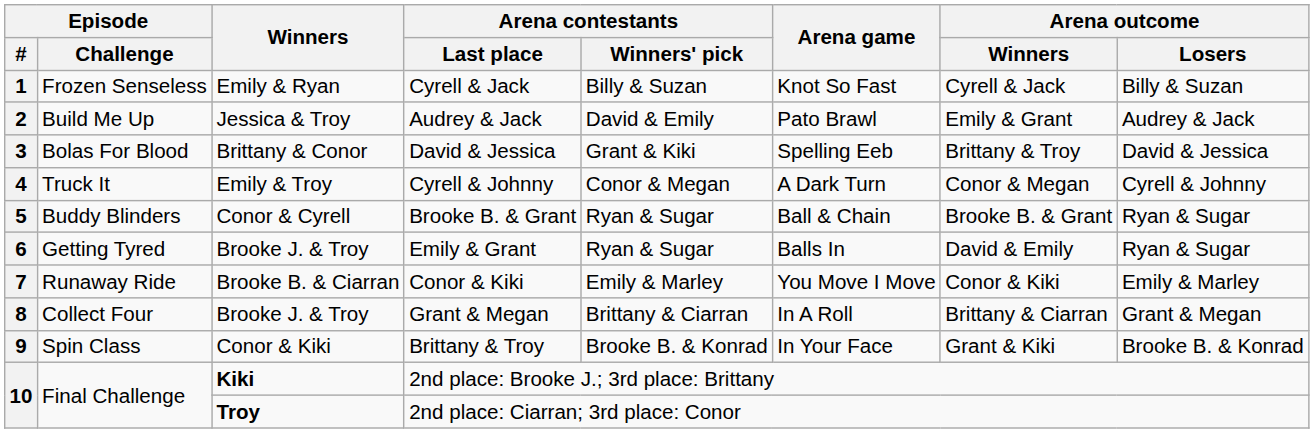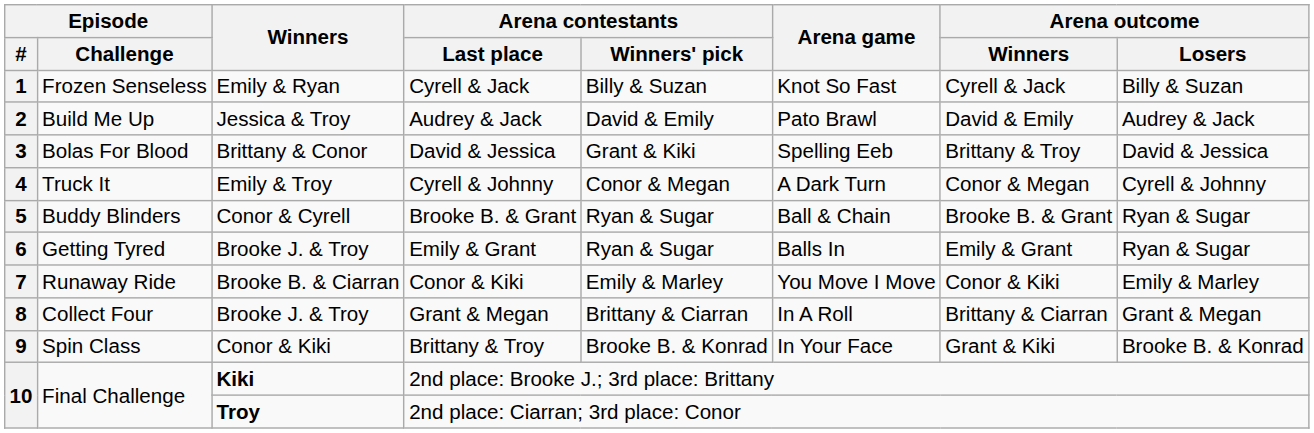(1009, 119) Emily & Grant -> (1009, 119) David & Emily
(1009, 249) David & Emily -> (1009, 249) Emily & Grant
